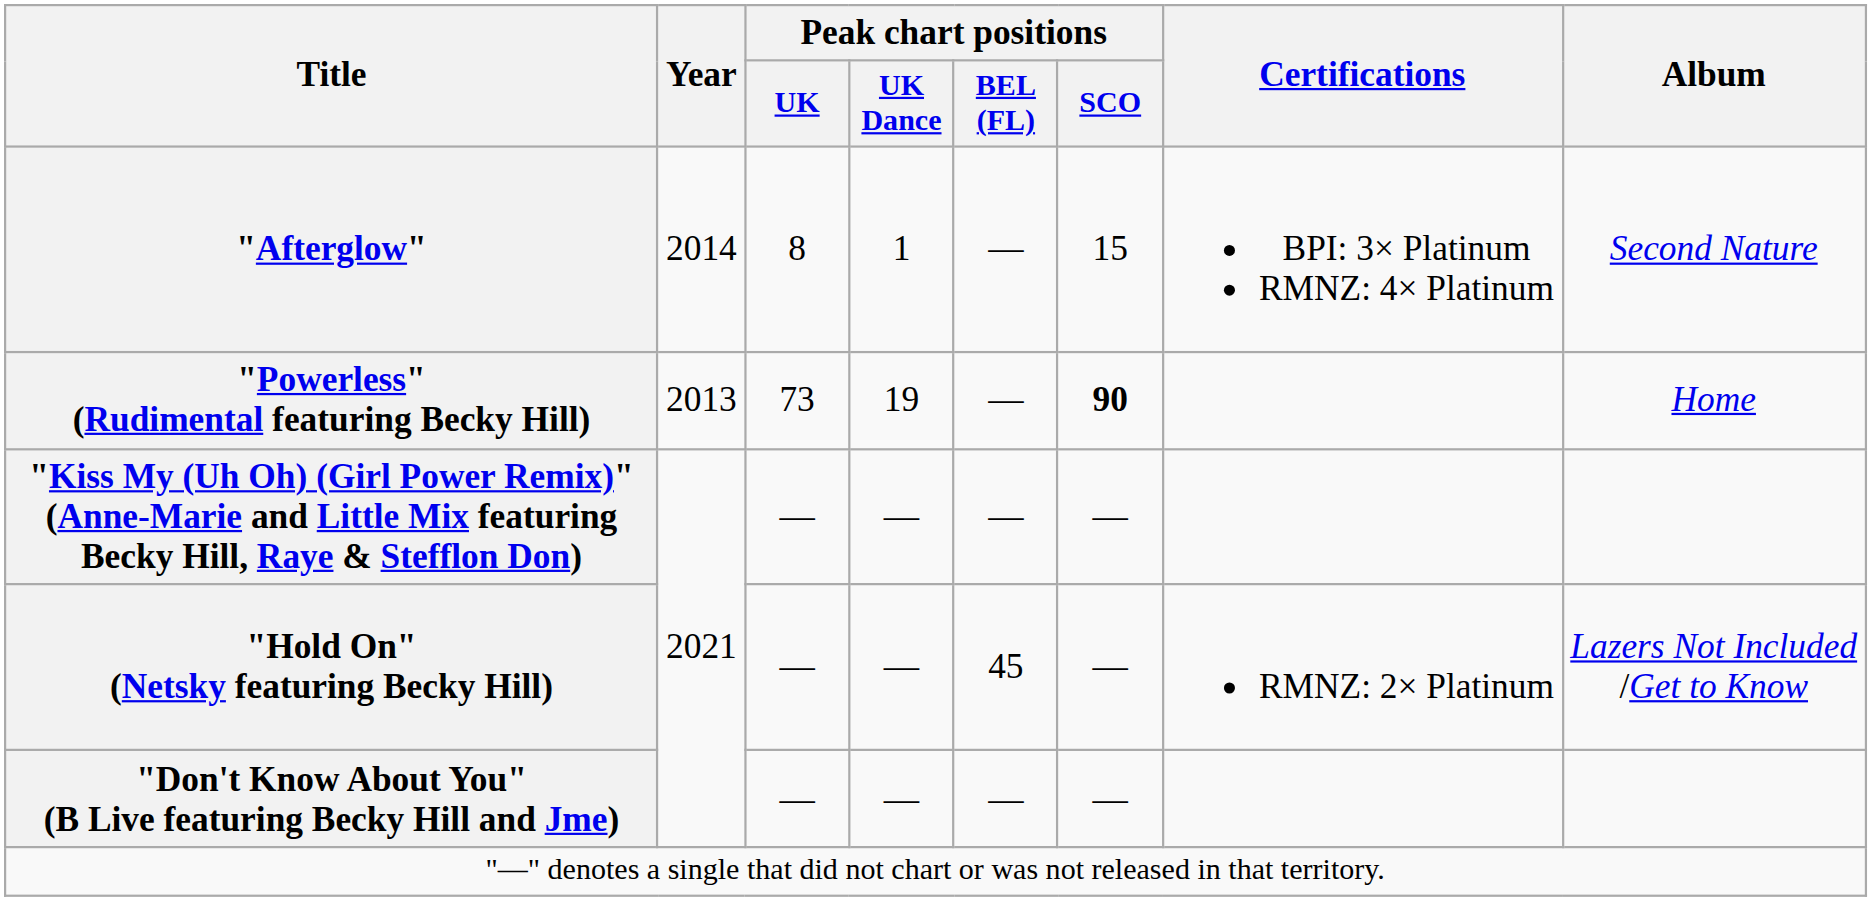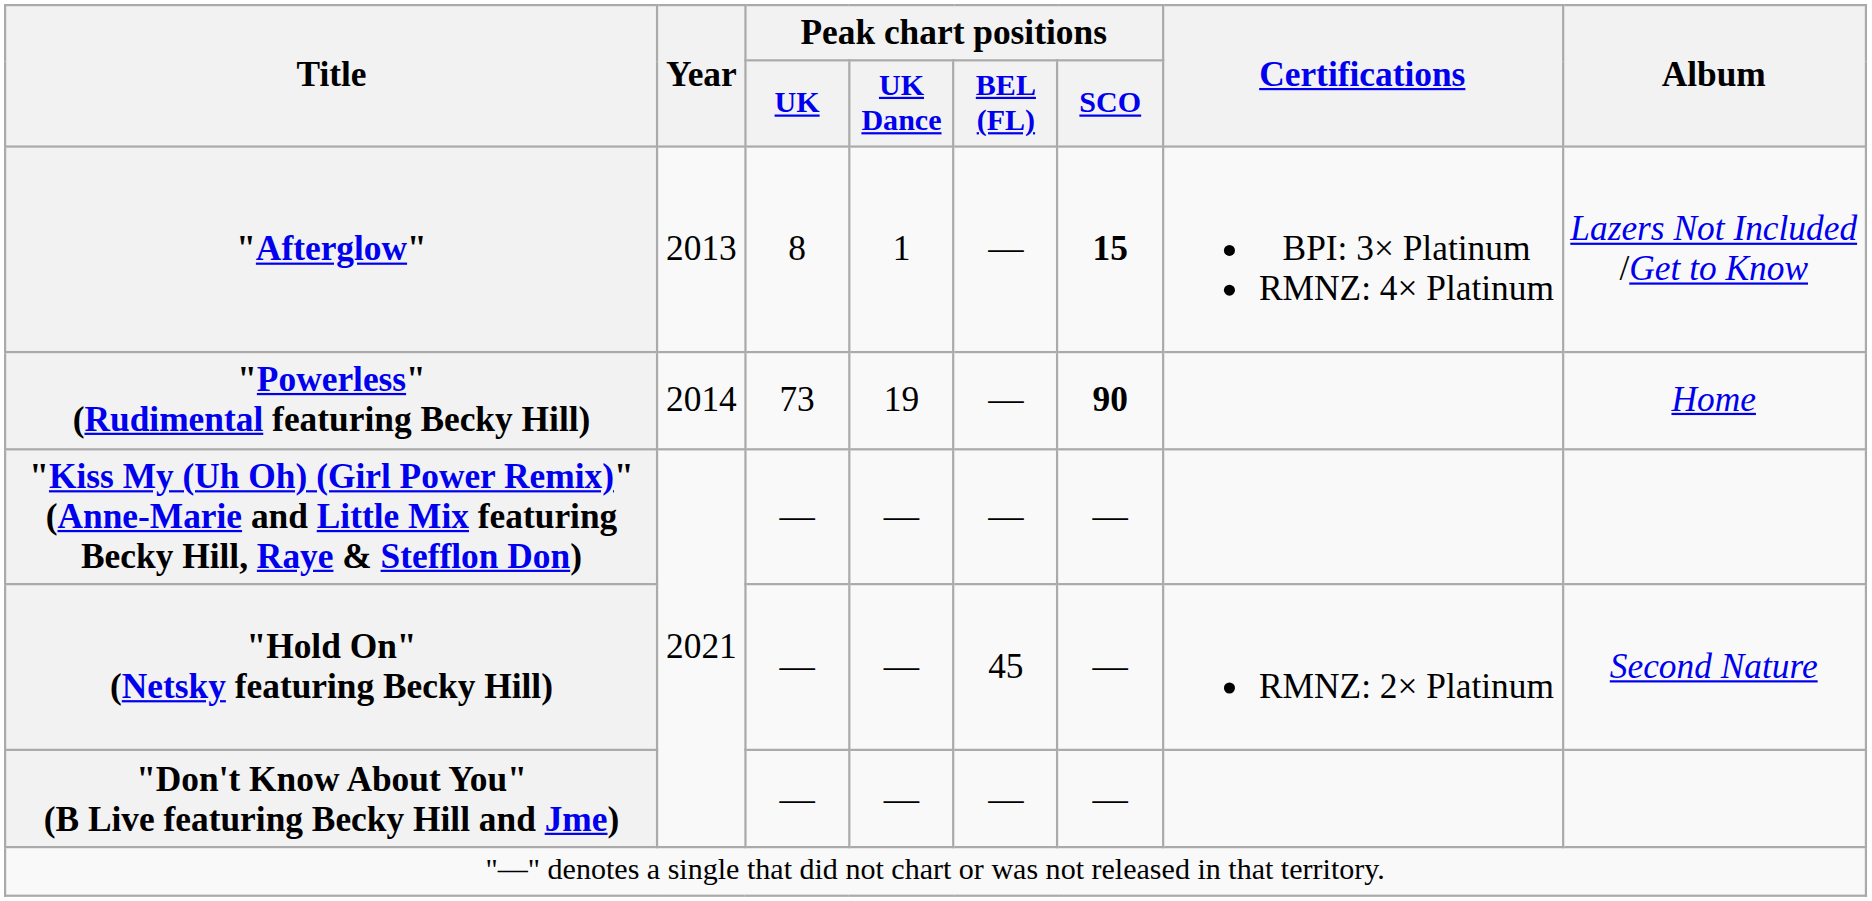(701, 248) 2014 -> (701, 248) 2013
(1110, 248) normal -> (1110, 248) bold
(1714, 248) Second Nature -> (1714, 248) Lazers Not Included /Get to Know
(701, 399) 2013 -> (701, 399) 2014
(1714, 666) Lazers Not Included /Get to Know -> (1714, 666) Second Nature
